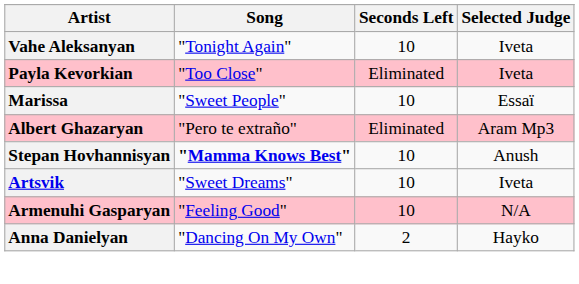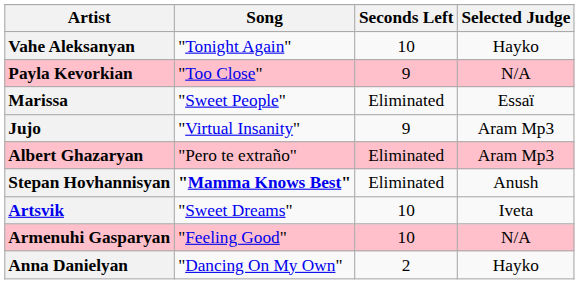(516, 45) Iveta -> (516, 45) Hayko
(406, 73) Eliminated -> (406, 73) 9
(516, 73) Iveta -> (516, 73) N/A
(406, 100) 10 -> (406, 100) Eliminated
+ row: (25, 127)
(406, 155) 10 -> (406, 182) Eliminated
